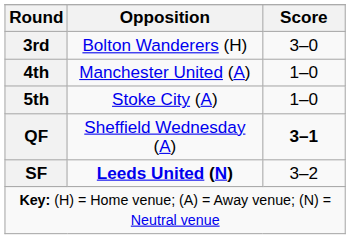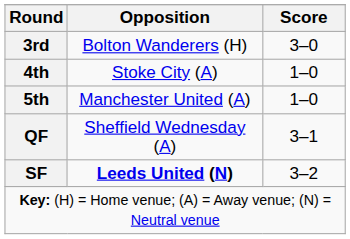(165, 72) Manchester United (A) -> (165, 72) Stoke City (A)
(165, 99) Stoke City (A) -> (165, 99) Manchester United (A)
(304, 136) bold -> (304, 136) normal
